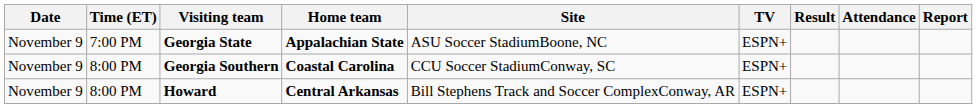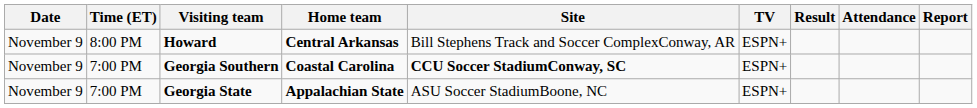rows swapped: (208, 41) <-> (190, 91)
(116, 66) 8:00 PM -> (116, 66) 7:00 PM
(513, 66) normal -> (518, 66) bold
